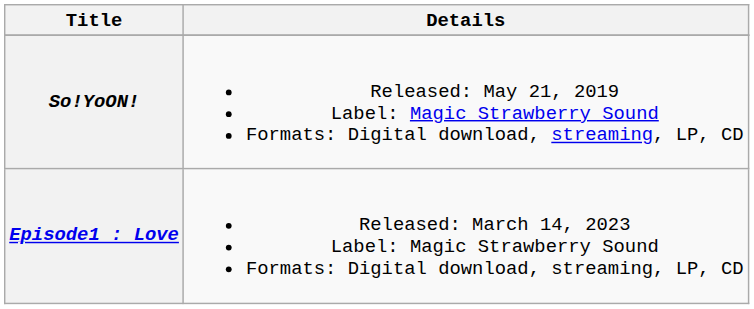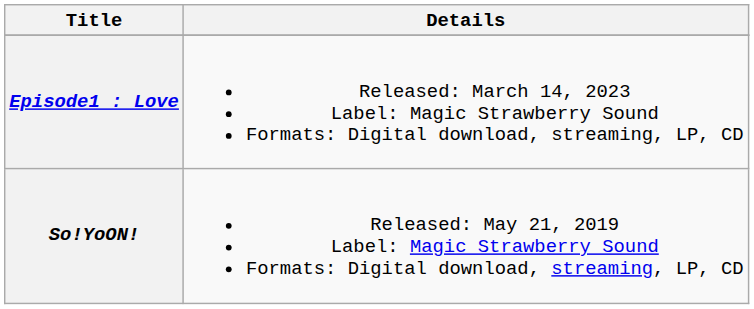rows swapped: (94, 102) <-> (94, 236)
